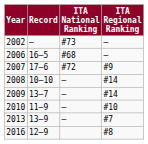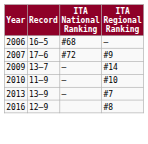- row: (16, 42)
- row: (16, 81)
